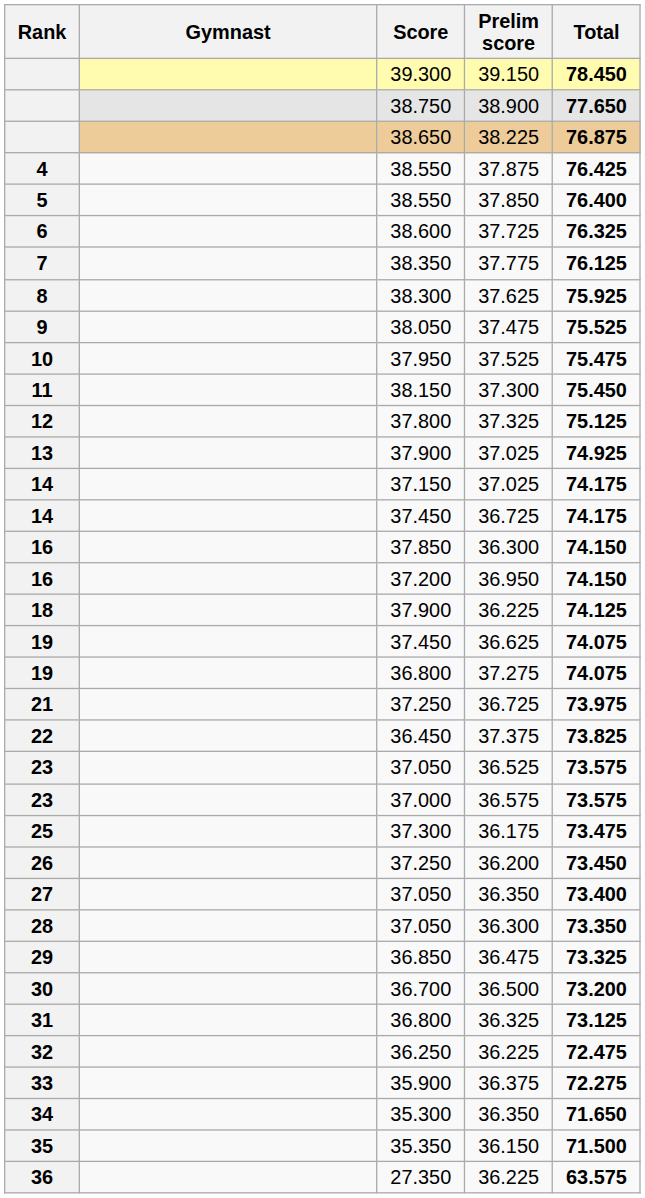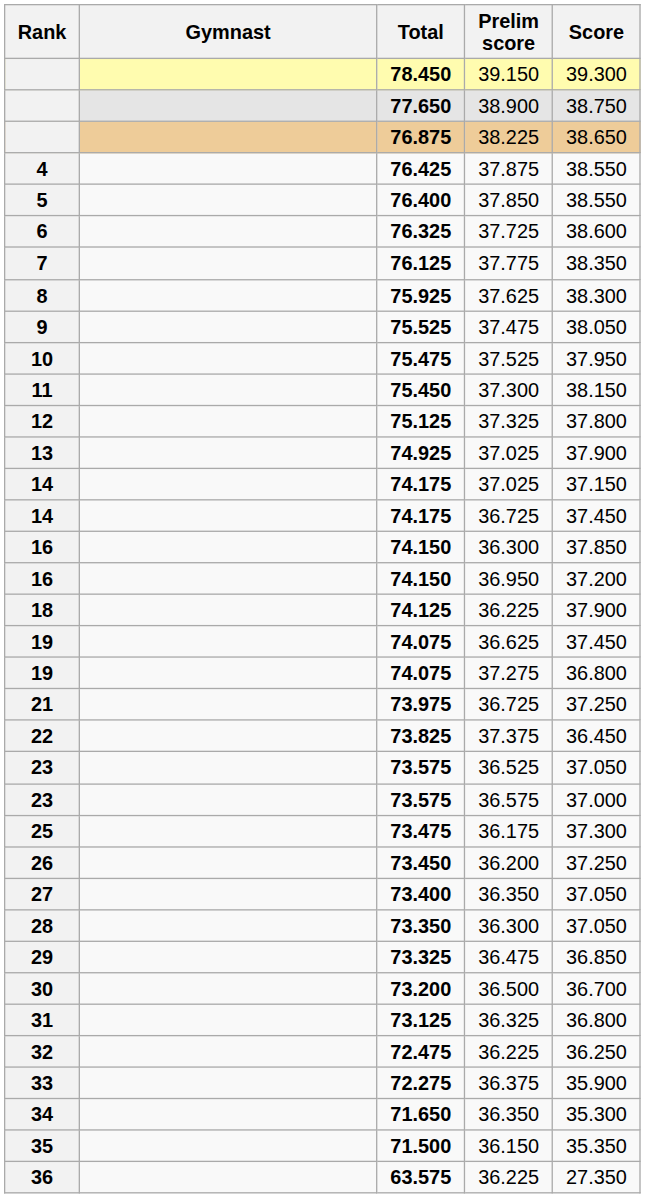columns swapped: (421, 32) <-> (596, 32)
